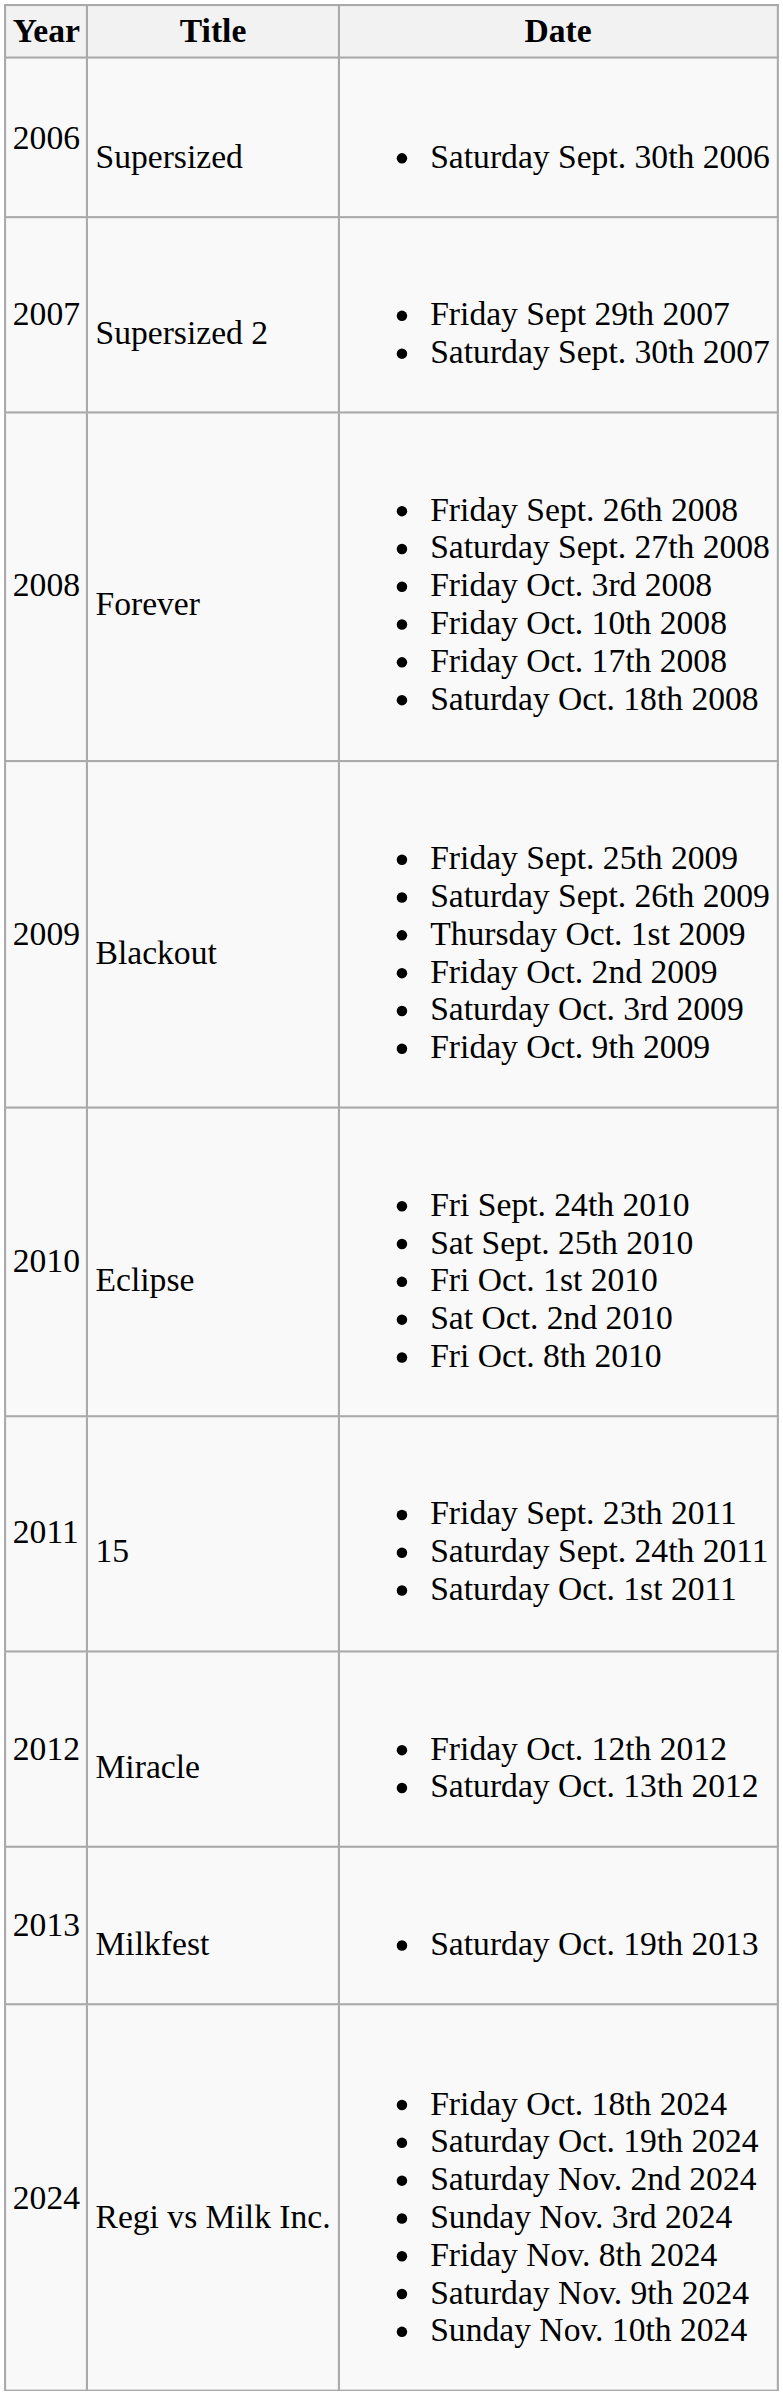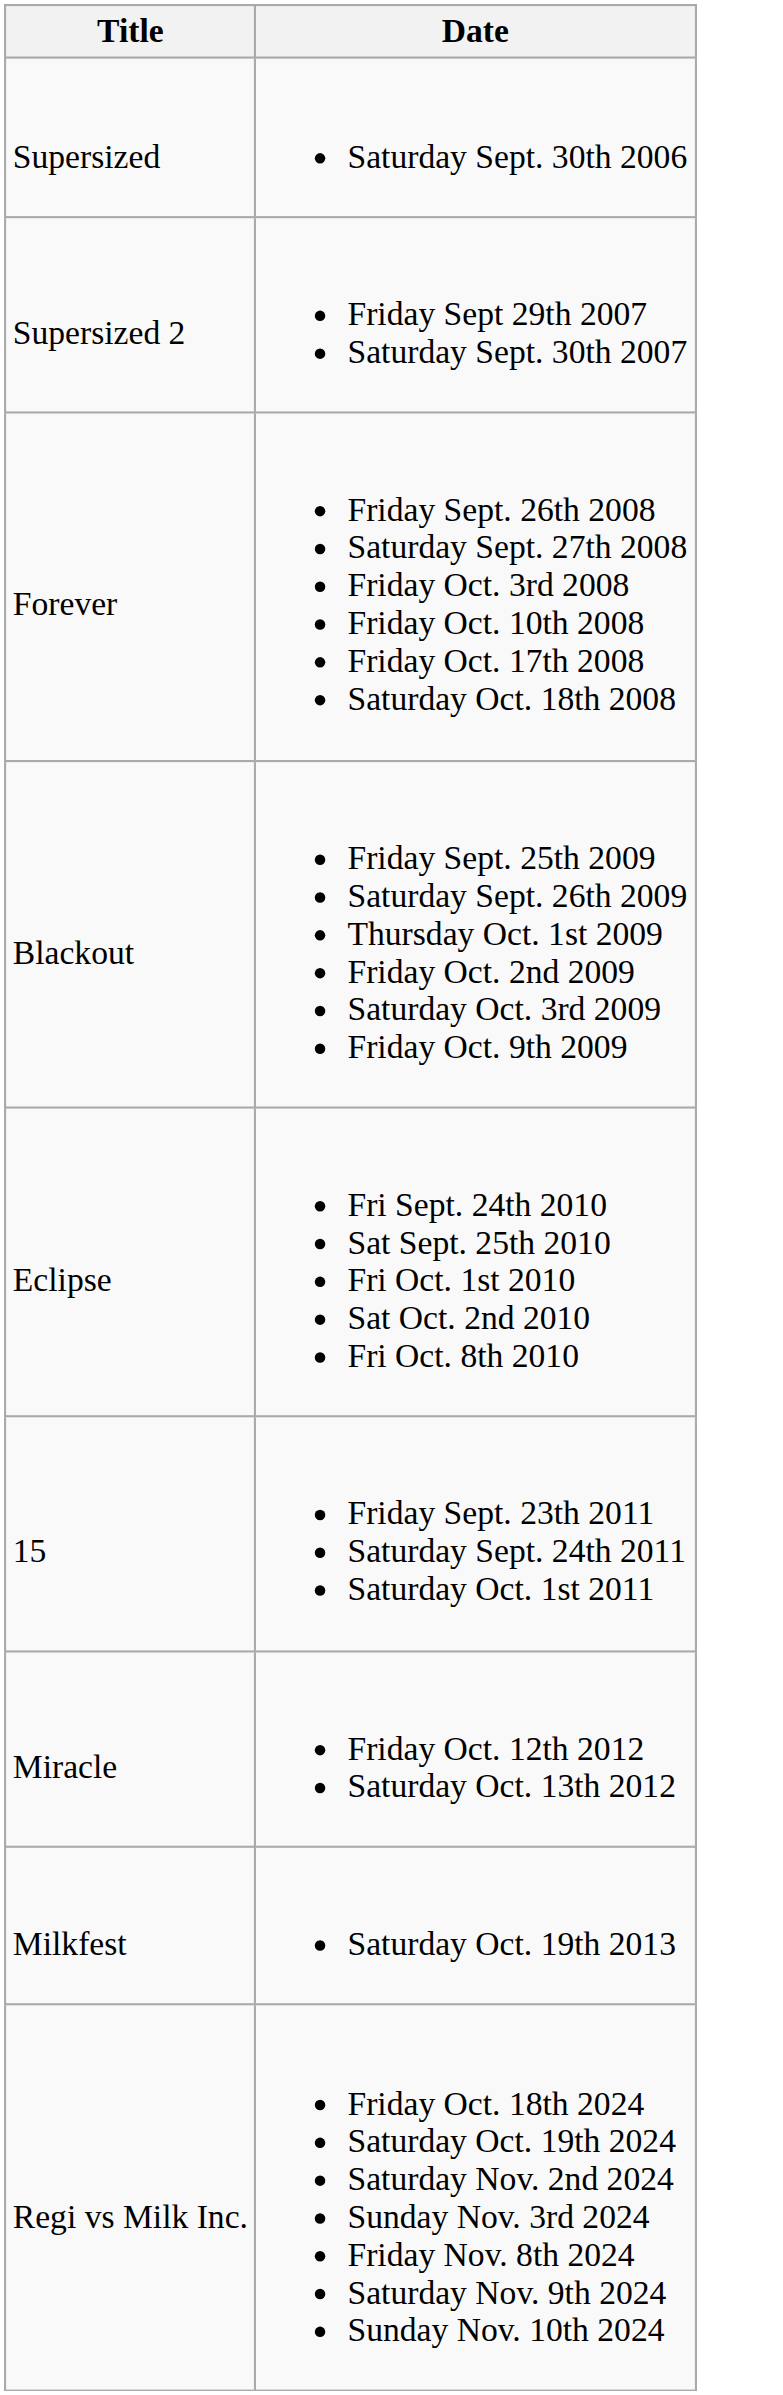- column: (46, 31)
